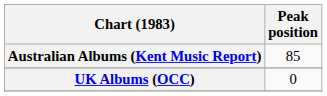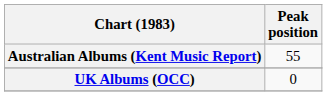(293, 56) 85 -> (293, 56) 55
